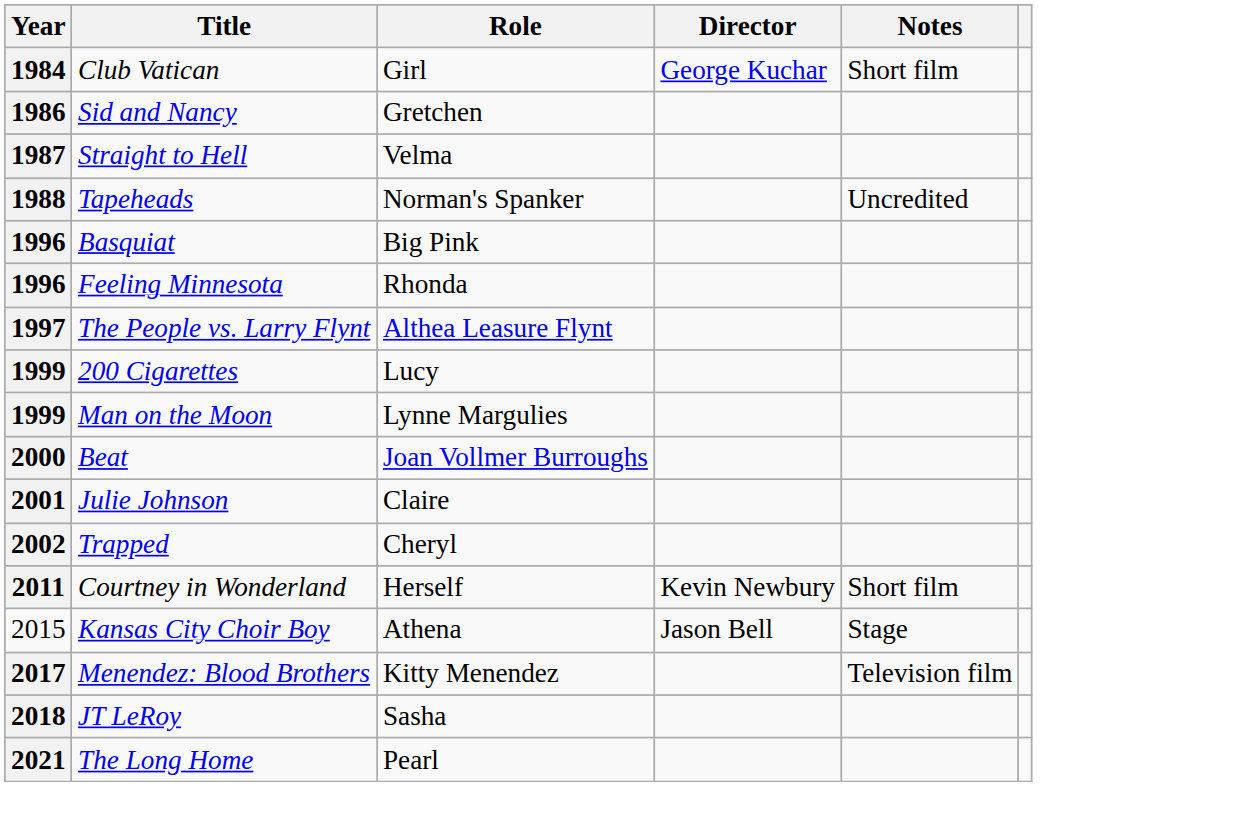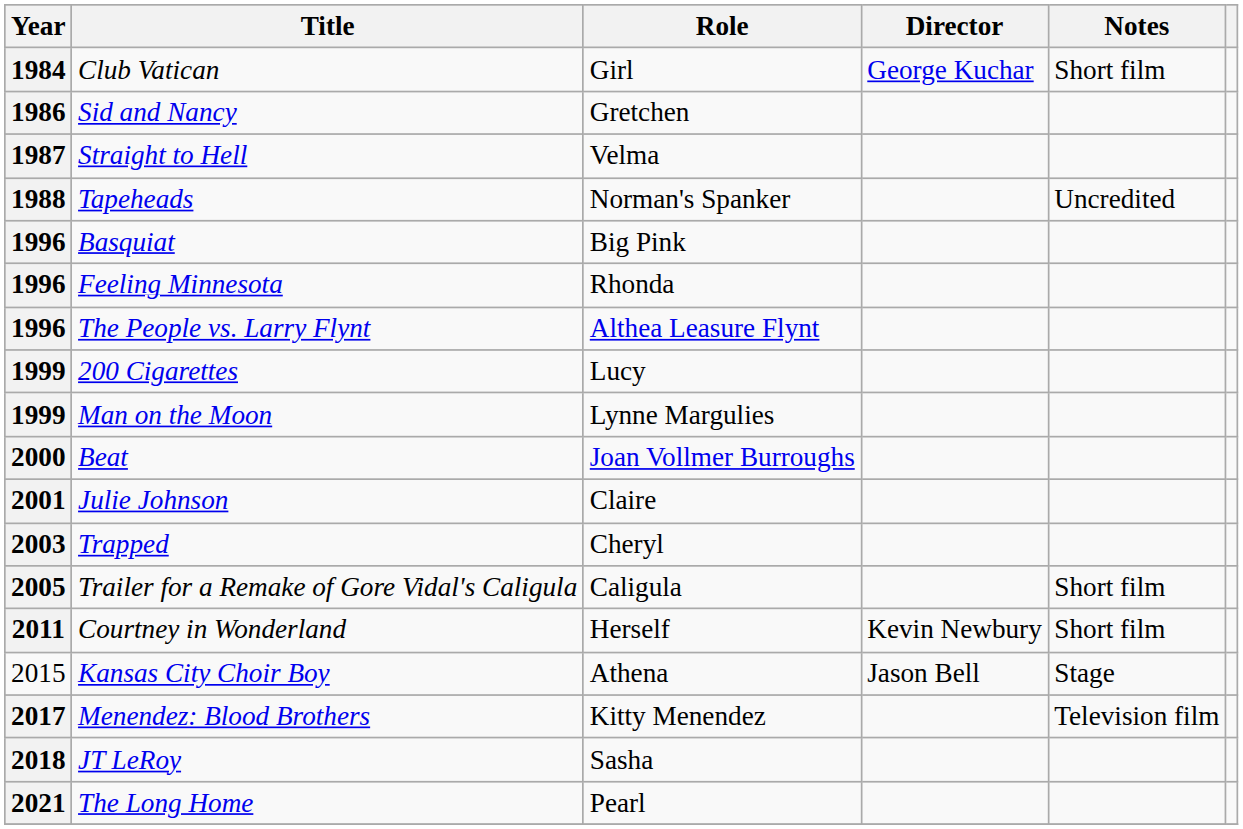(38, 328) 1997 -> (38, 328) 1996
(38, 543) 2002 -> (38, 543) 2003
+ row: (328, 586)
